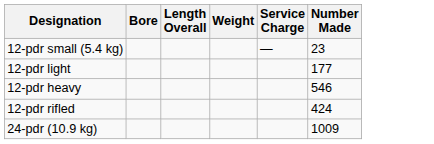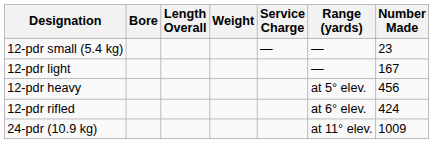+ column: (342, 21)
(321, 68) 177 -> (389, 68) 167
(321, 88) 546 -> (389, 88) 456
